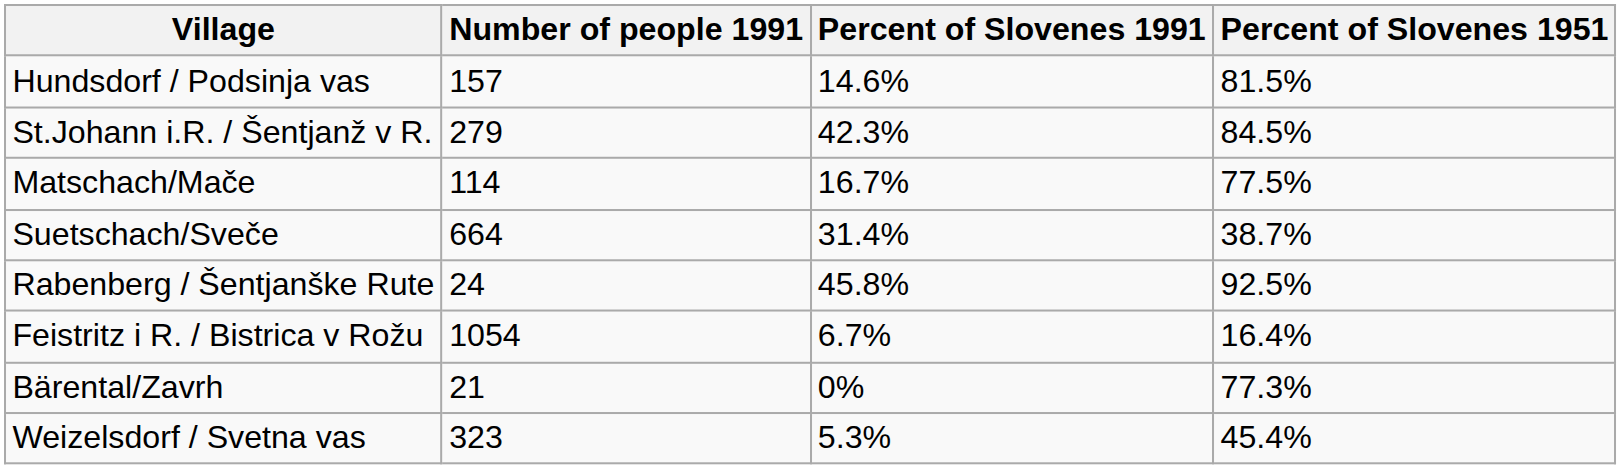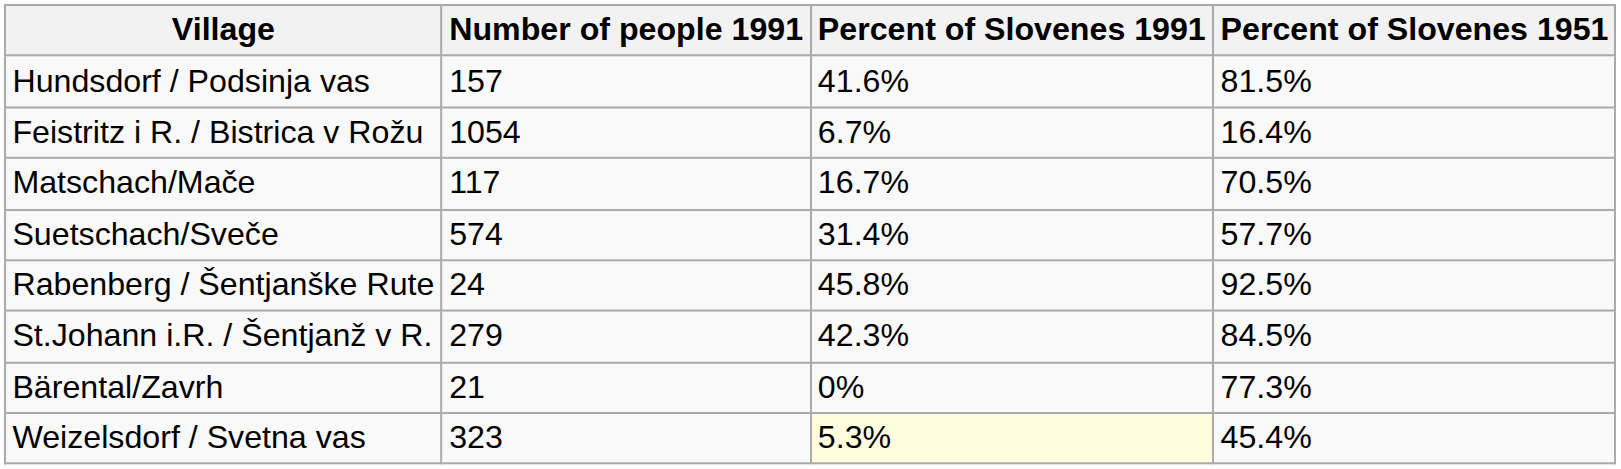(863, 81) 14.6% -> (863, 81) 41.6%
rows swapped: (222, 132) <-> (218, 336)
(475, 183) 114 -> (475, 183) 117
(1266, 183) 77.5% -> (1266, 183) 70.5%
(476, 234) 664 -> (476, 234) 574
(1266, 234) 38.7% -> (1266, 234) 57.7%
(855, 438) no background -> (855, 438) lightyellow background
